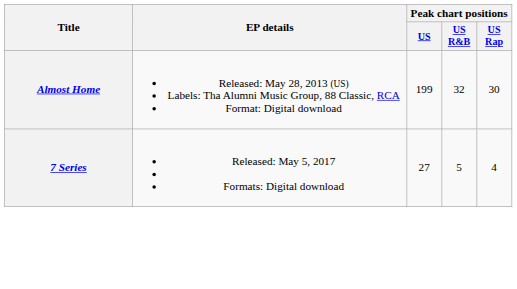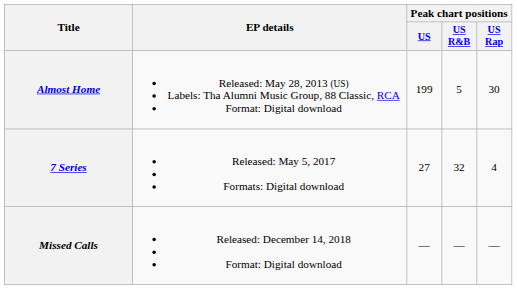(459, 89) 32 -> (459, 89) 5
(459, 167) 5 -> (459, 167) 32
+ row: (69, 245)
